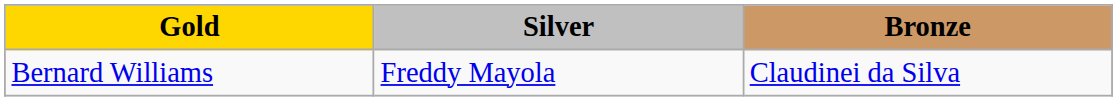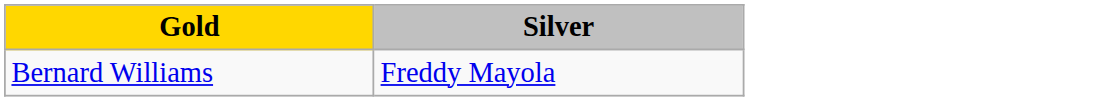- column: (928, 27)
